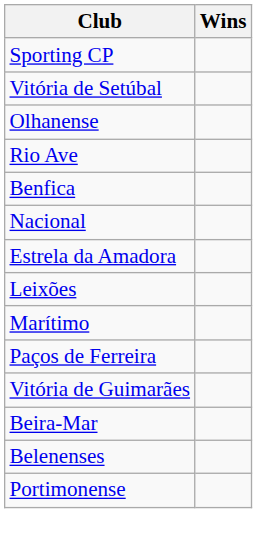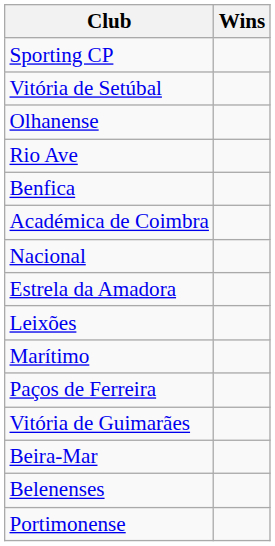+ row: (109, 222)
